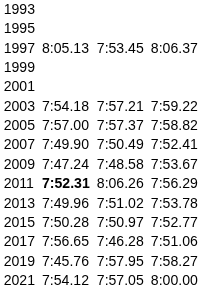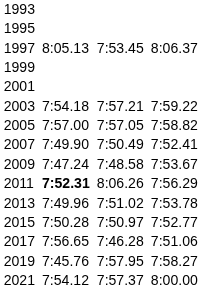(120, 125) 7:57.37 -> (120, 125) 7:57.05
(120, 280) 7:57.05 -> (120, 280) 7:57.37
